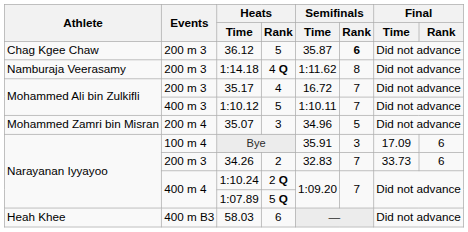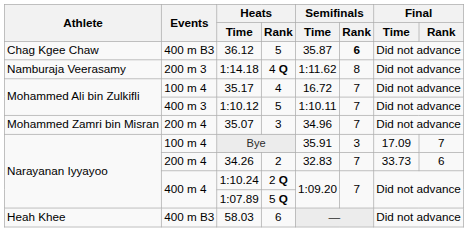(185, 50) 200 m 3 -> (189, 50) 400 m B3
(185, 87) 200 m 3 -> (185, 87) 100 m 4
(357, 124) 5 -> (357, 124) 7
(441, 143) 6 -> (441, 143) 7
(185, 161) 200 m 3 -> (185, 161) 200 m 4
